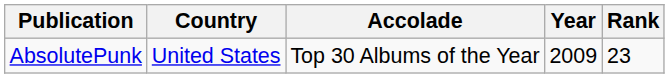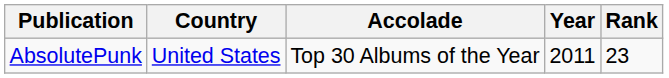(573, 55) 2009 -> (572, 55) 2011
